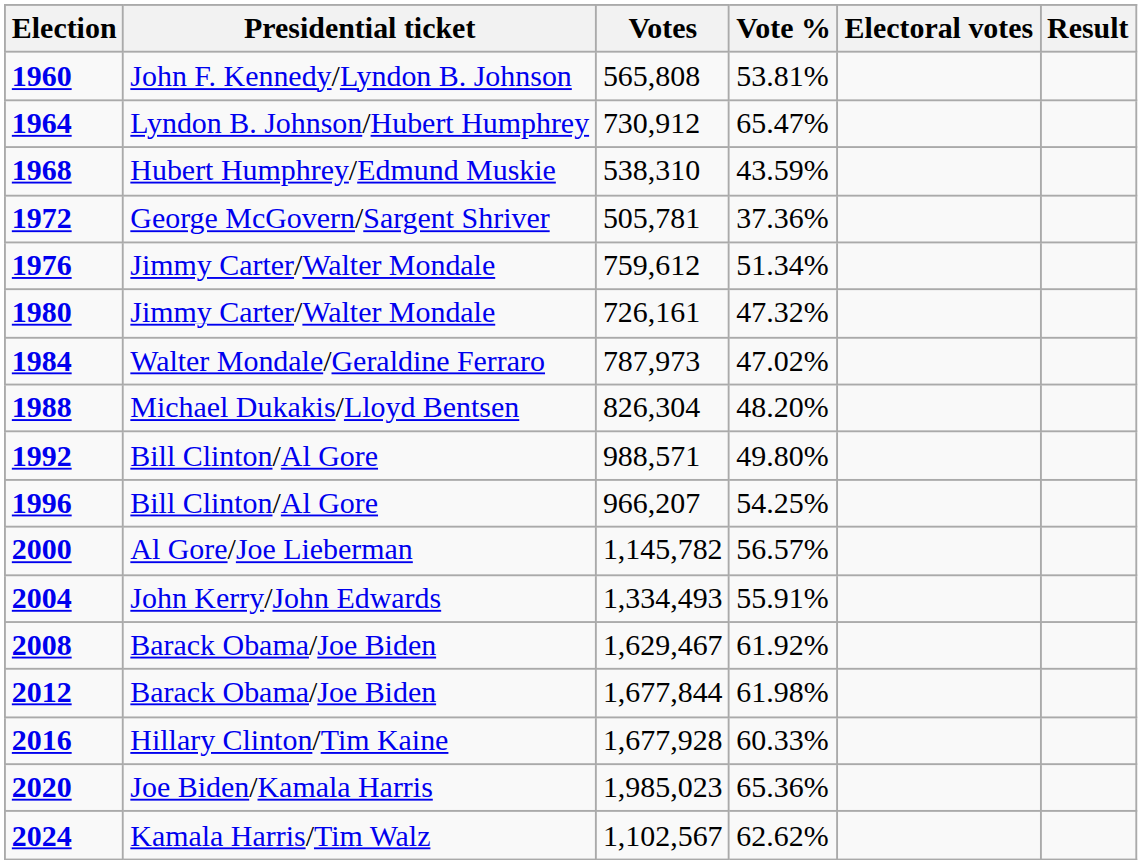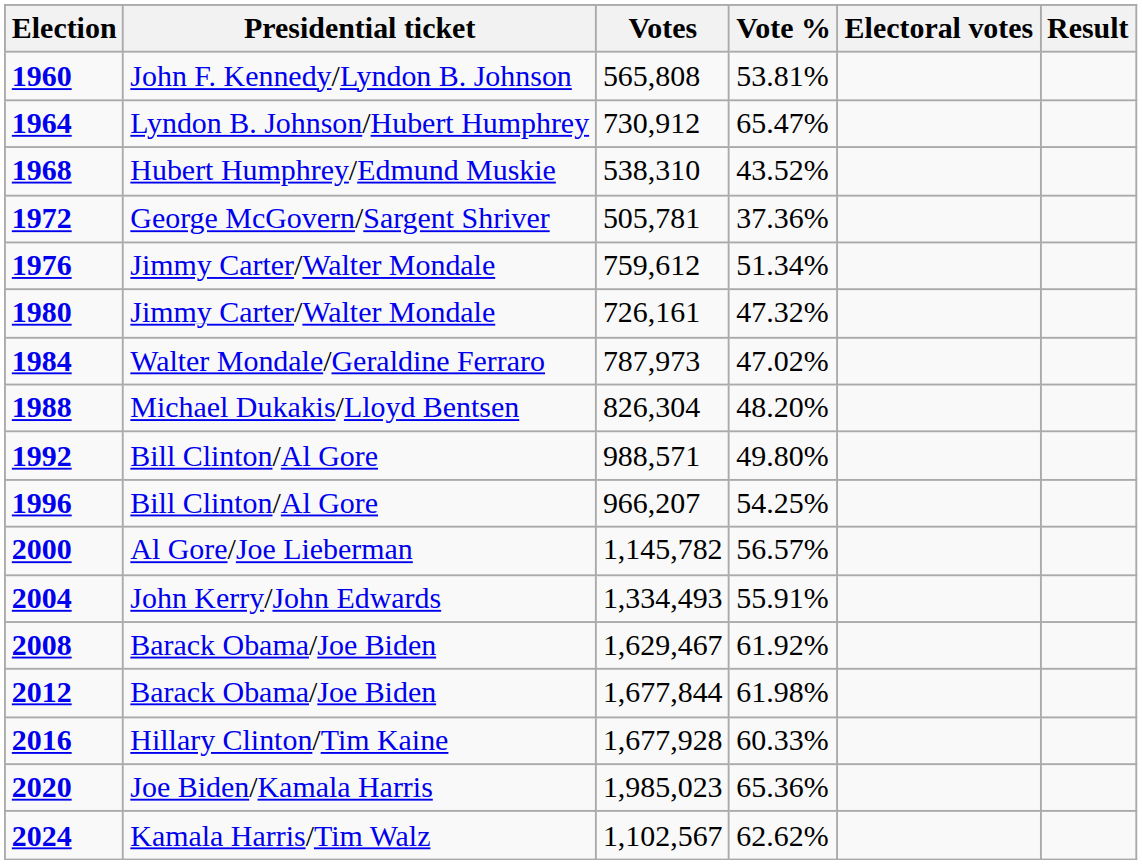(782, 170) 43.59% -> (782, 170) 43.52%
